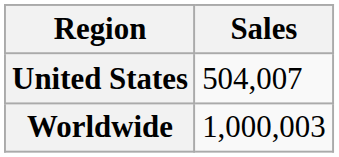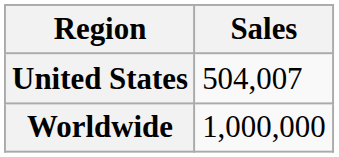(264, 126) 1,000,003 -> (264, 126) 1,000,000
